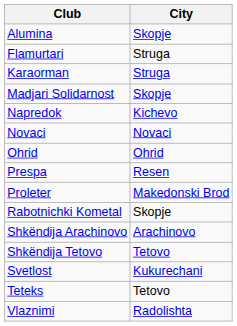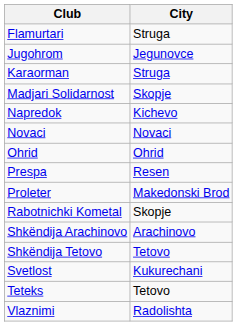- row: (30, 34)
+ row: (35, 53)
